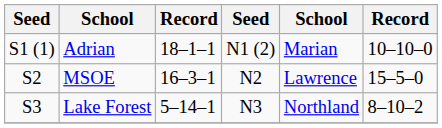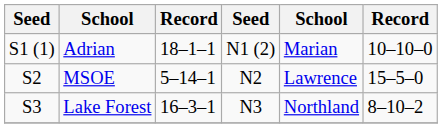(188, 78) 16–3–1 -> (188, 78) 5–14–1
(188, 107) 5–14–1 -> (188, 107) 16–3–1
